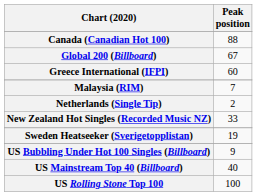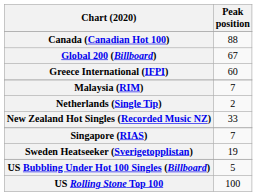+ row: (109, 135)
(233, 151) 9 -> (233, 167) 5
- row: (109, 167)
